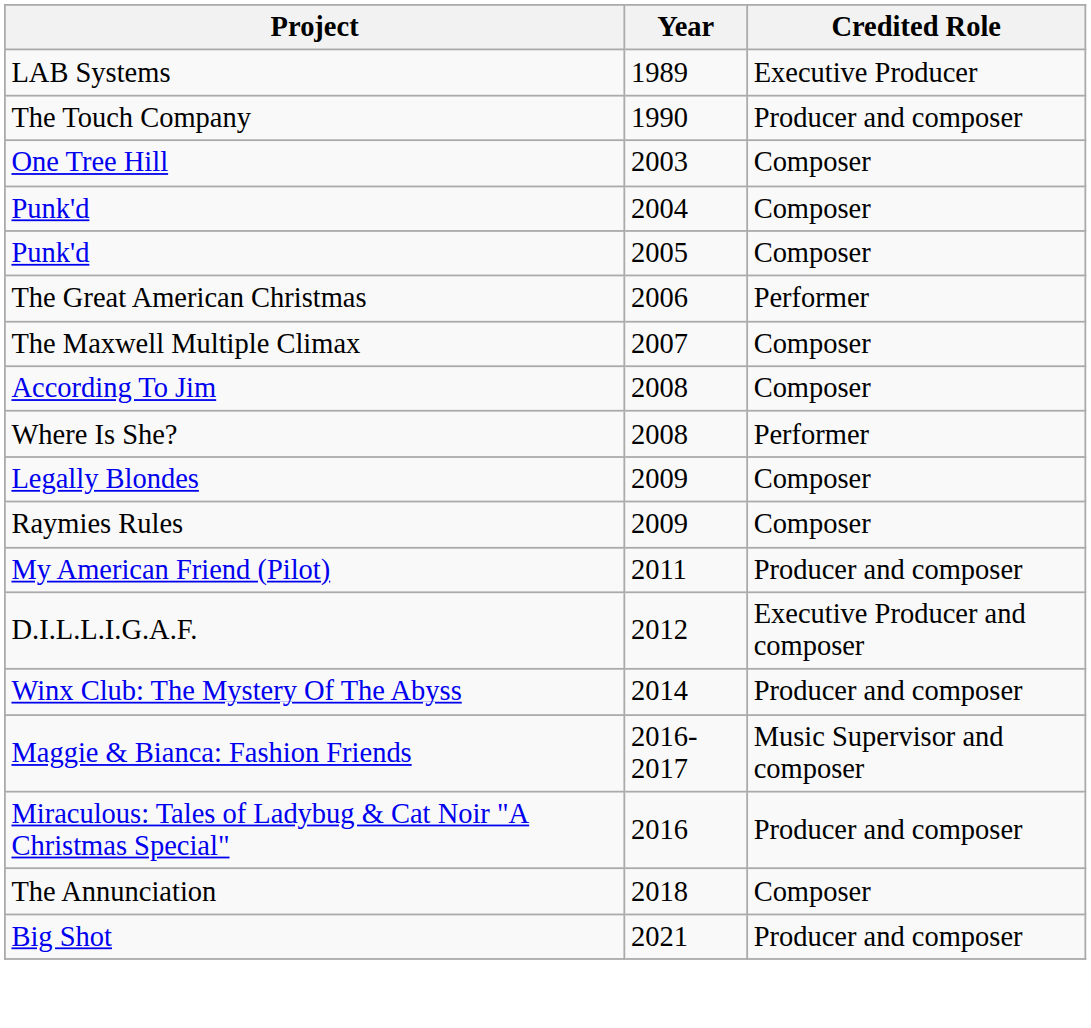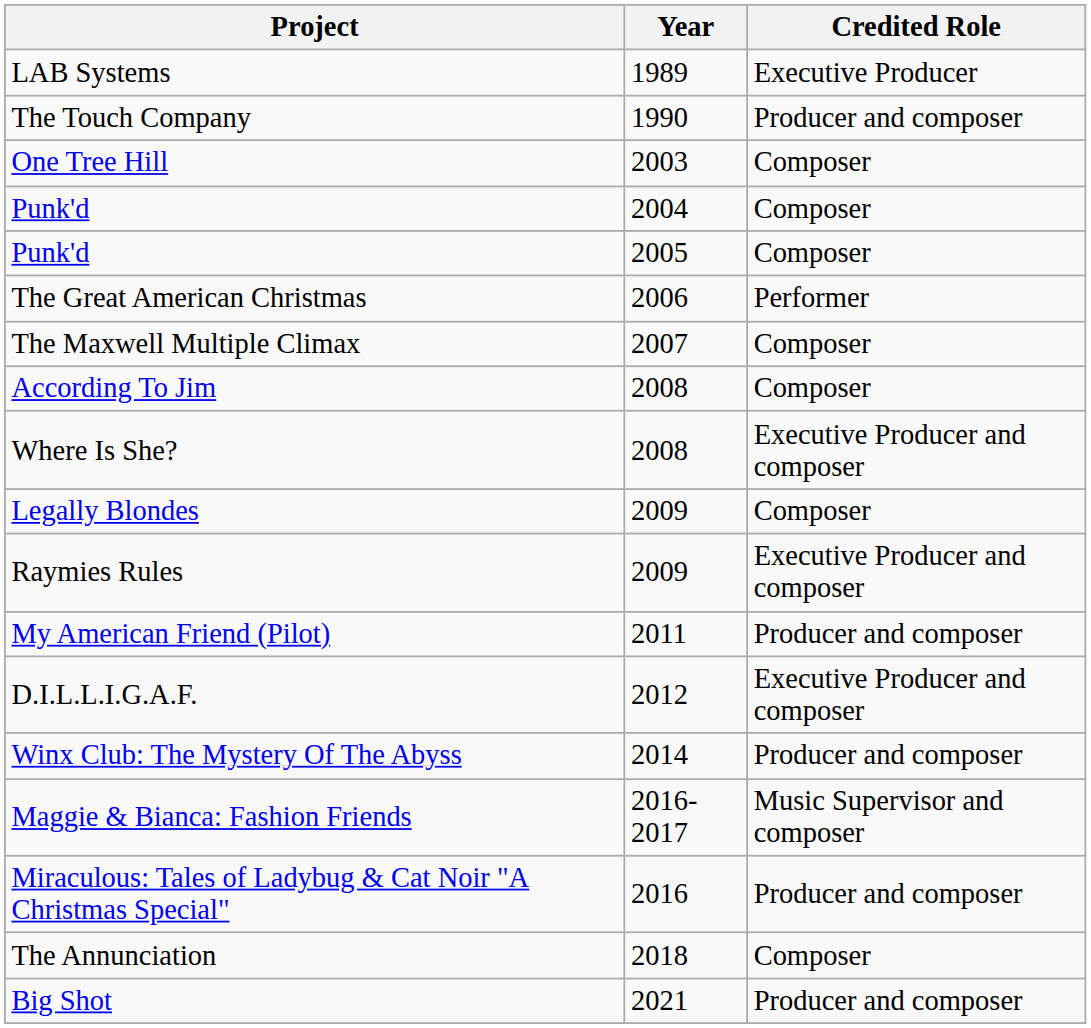(811, 433) Performer -> (890, 449) Executive Producer and composer
(812, 523) Composer -> (890, 571) Executive Producer and composer
